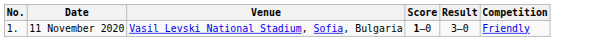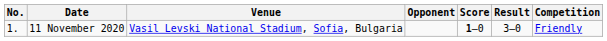+ column: (431, 12)
